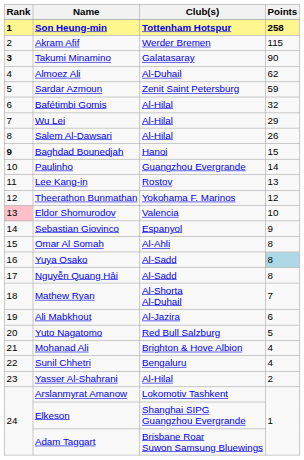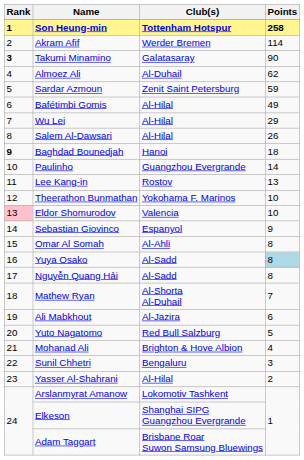(275, 43) 115 -> (275, 43) 114
(273, 105) 32 -> (273, 105) 49
(273, 151) 15 -> (273, 151) 18
(273, 197) 12 -> (273, 197) 10
(270, 363) 4 -> (270, 363) 3
